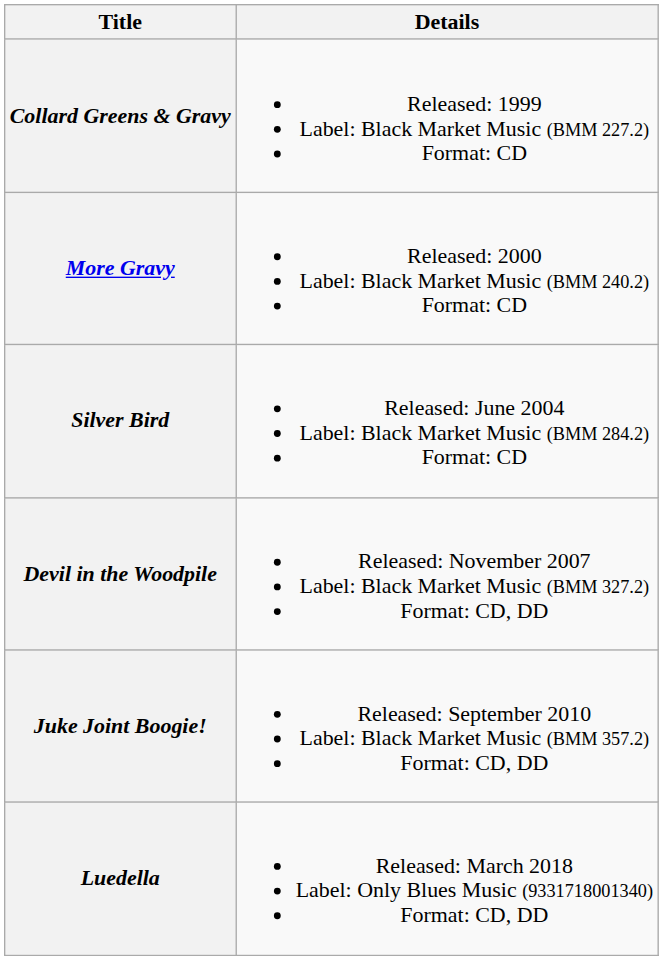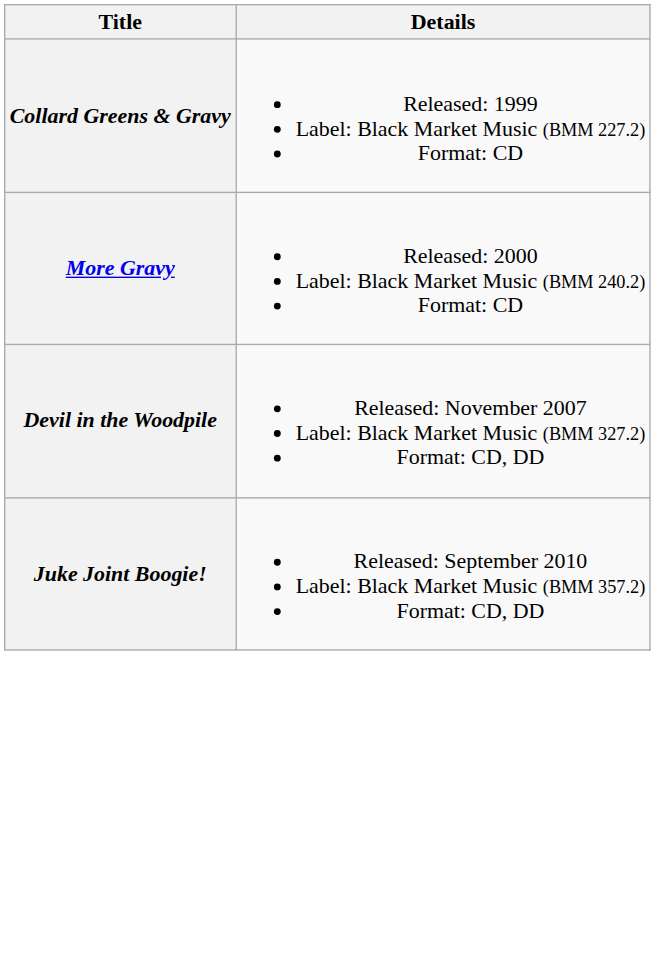- row: (120, 420)
- row: (120, 878)
